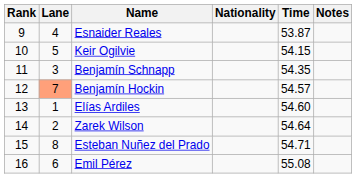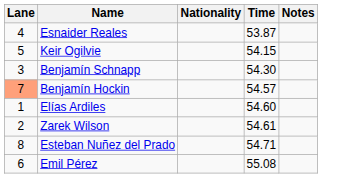- column: (22, 13)
(296, 70) 54.35 -> (261, 70) 54.30
(296, 126) 54.64 -> (261, 126) 54.61
